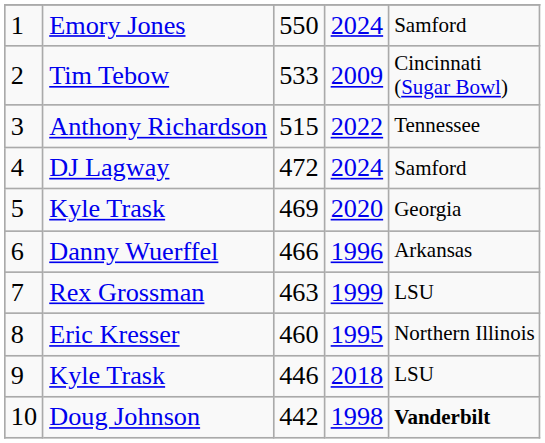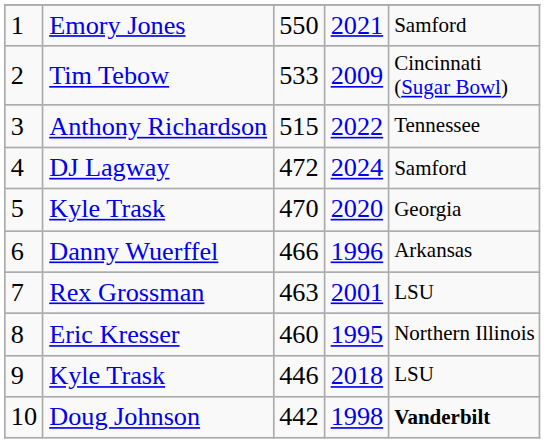(357, 25) 2024 -> (357, 25) 2021
(299, 209) 469 -> (299, 209) 470
(357, 292) 1999 -> (357, 292) 2001
